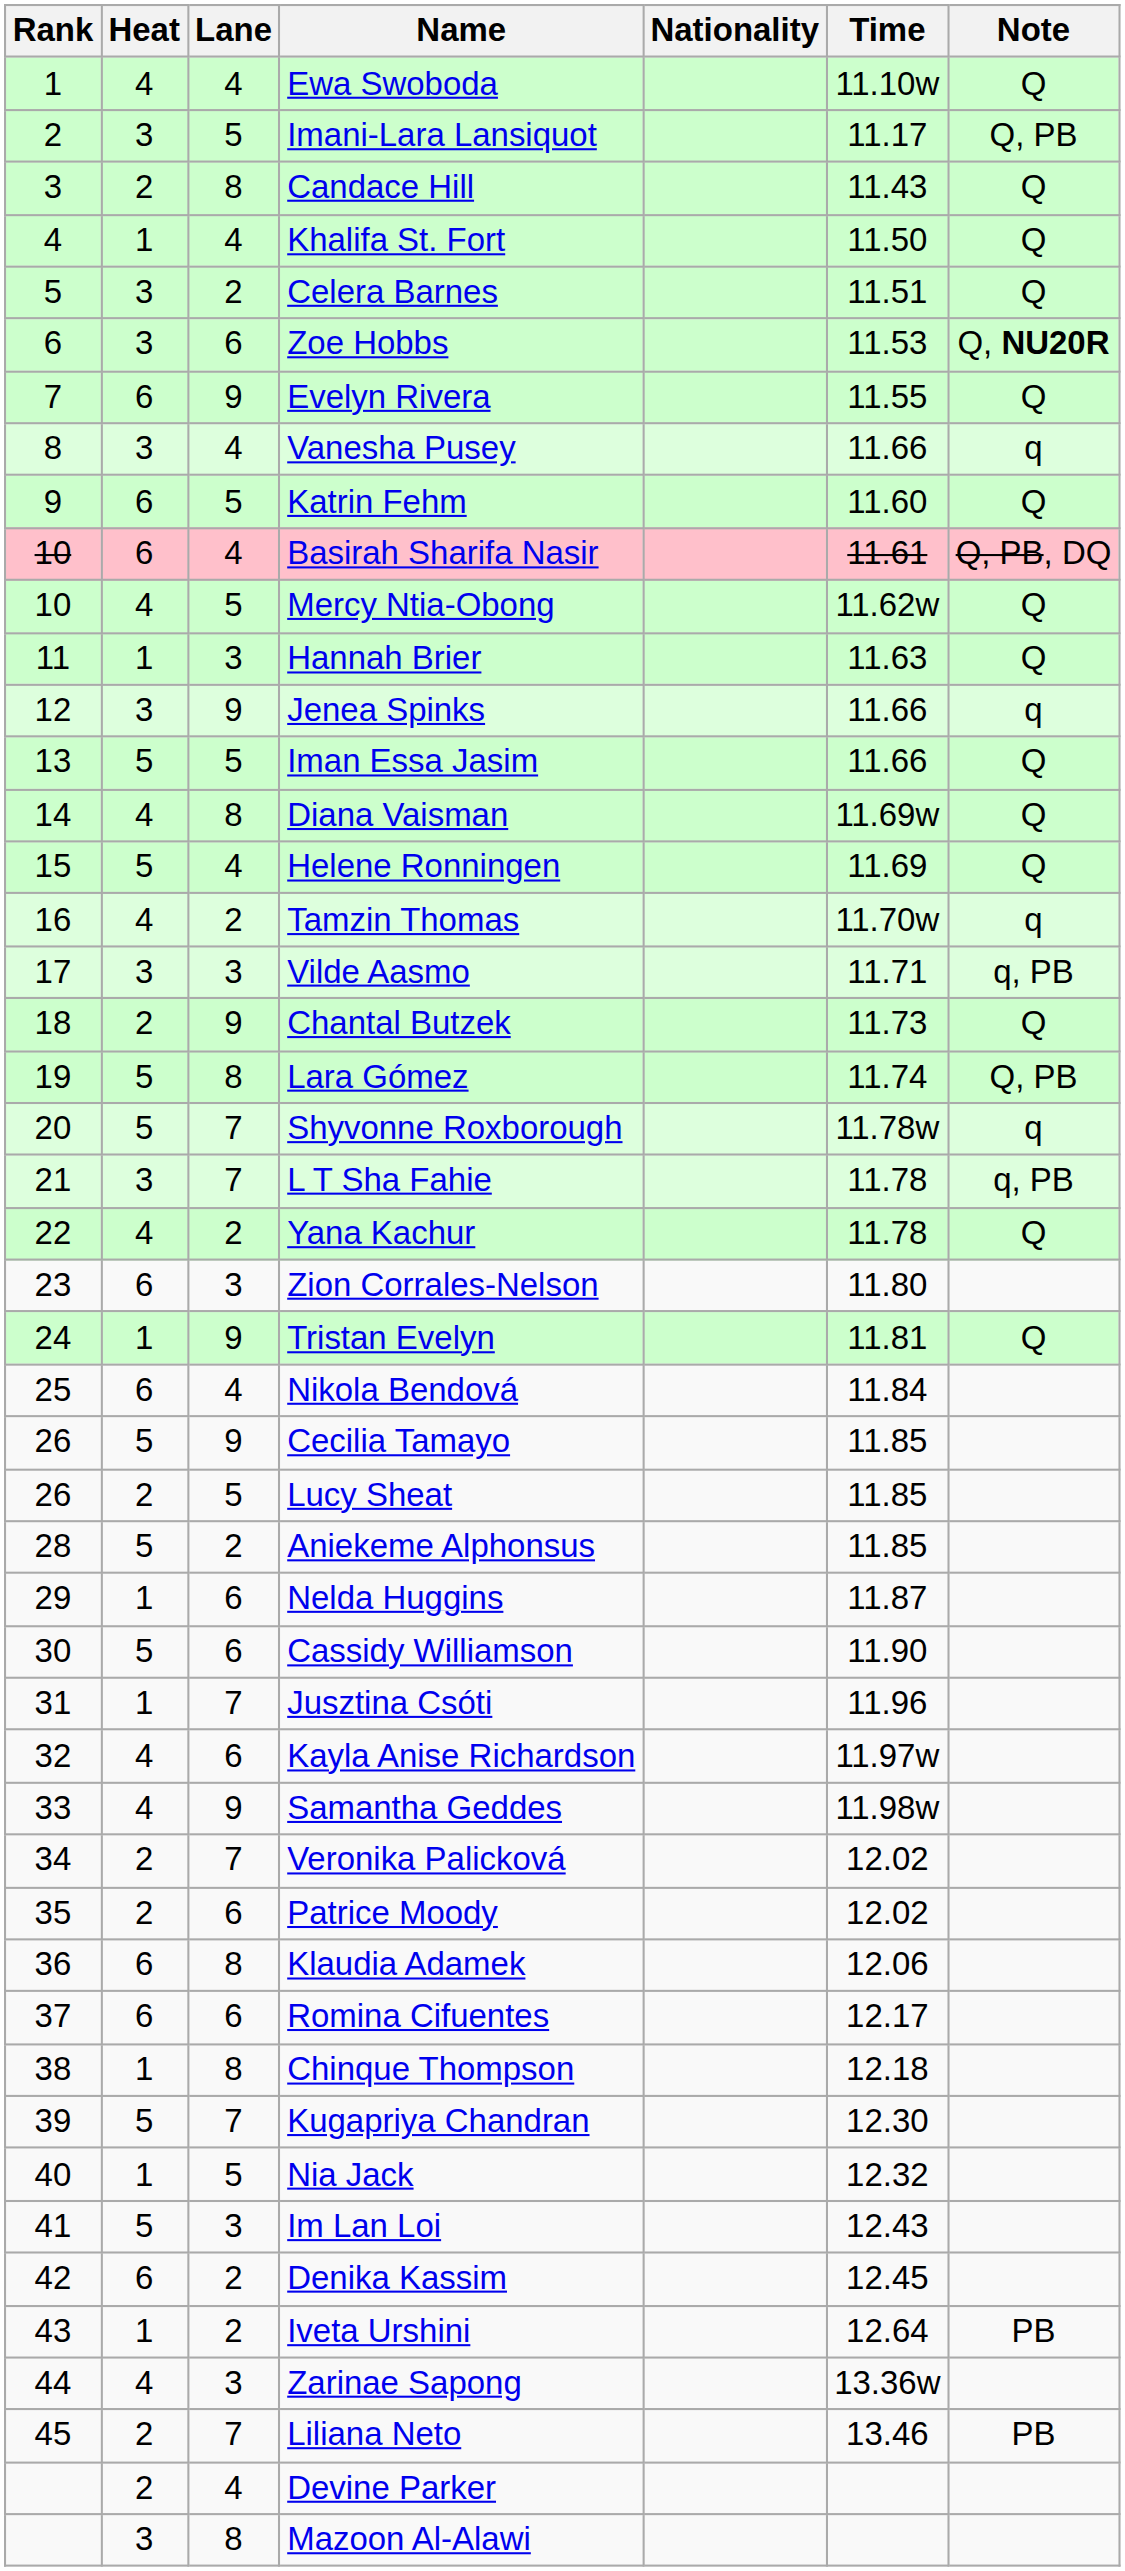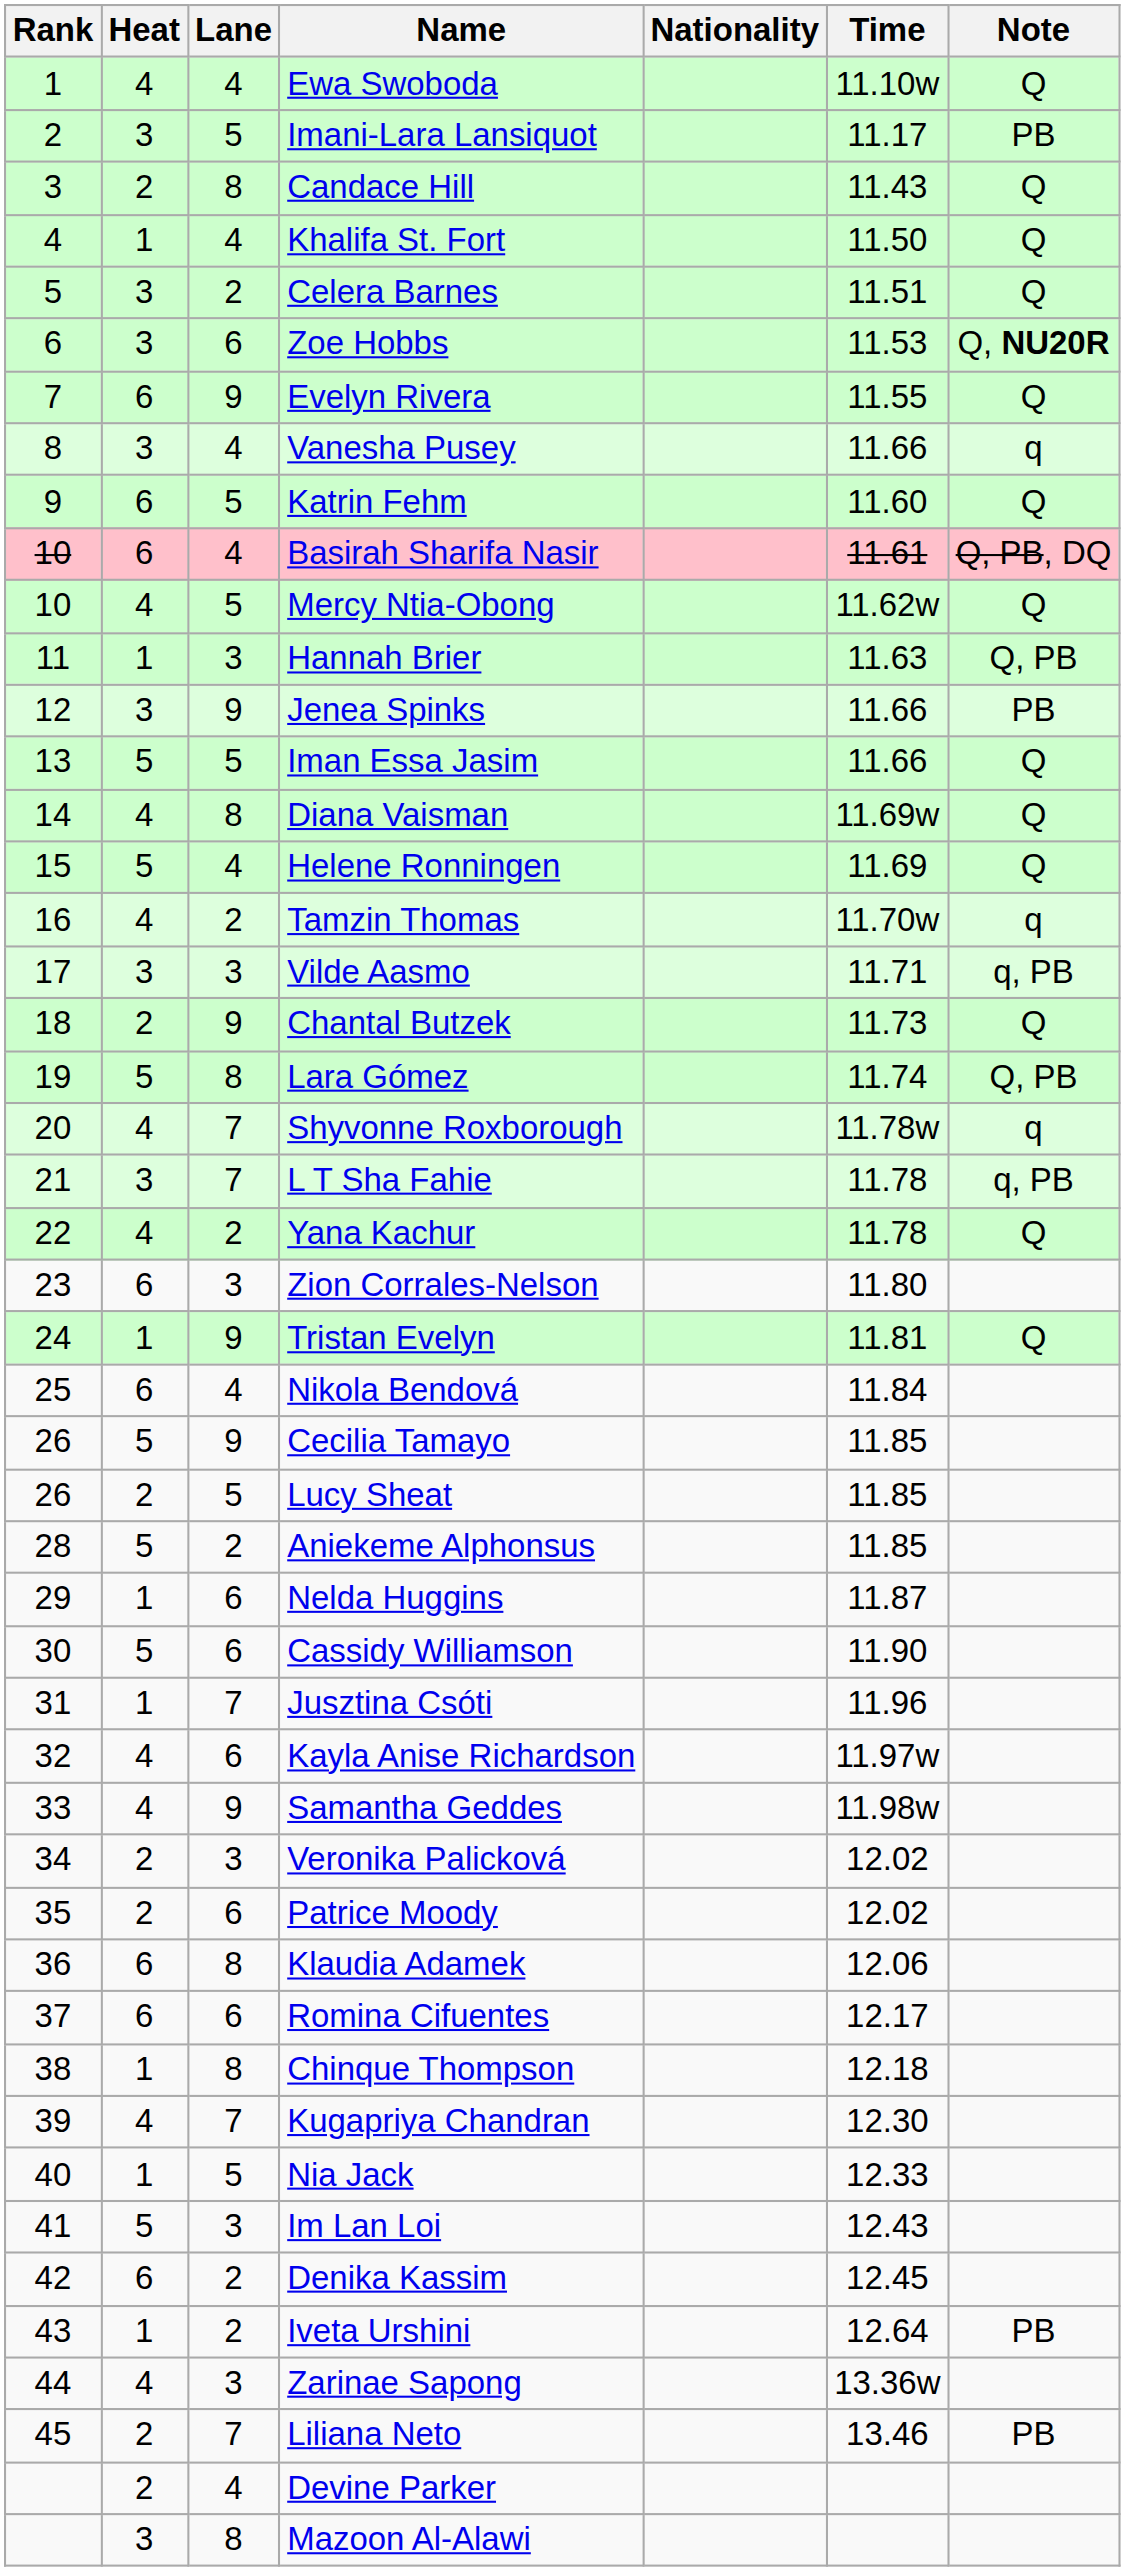(1033, 135) Q, PB -> (1033, 135) PB
(1034, 657) Q -> (1033, 657) Q, PB
(1033, 710) q -> (1033, 710) PB
(144, 1128) 5 -> (144, 1128) 4
(234, 1860) 7 -> (234, 1860) 3
(144, 2121) 5 -> (144, 2121) 4
(887, 2173) 12.32 -> (887, 2173) 12.33
